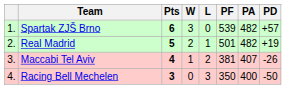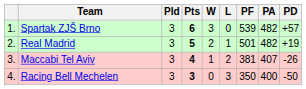+ column: (172, 12)
